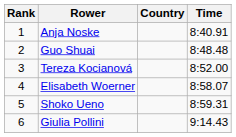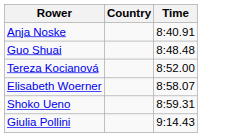- column: (21, 13)
